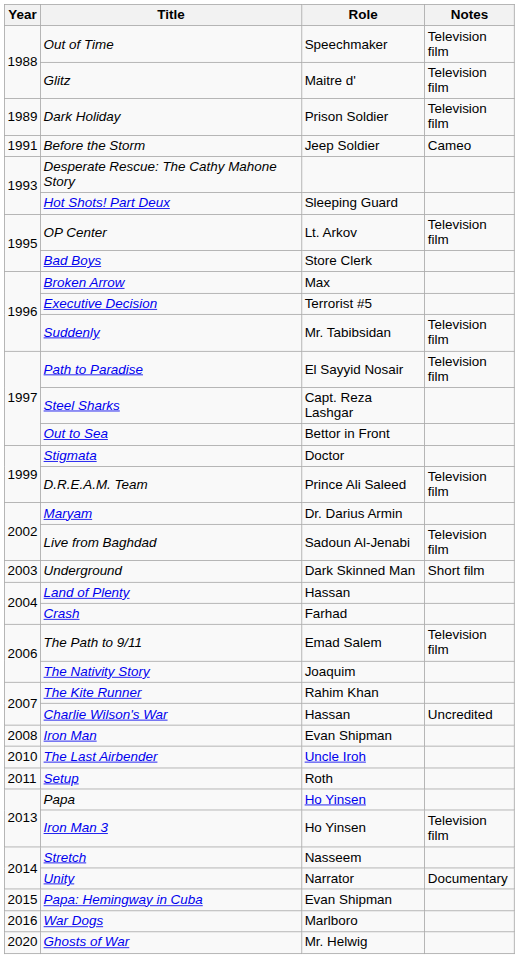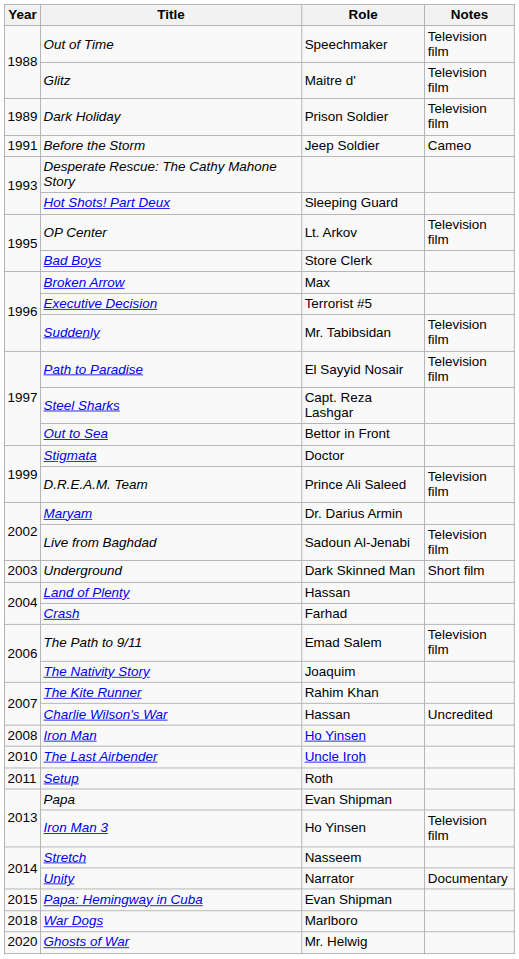(348, 735) Evan Shipman -> (335, 735) Ho Yinsen
(335, 799) Ho Yinsen -> (348, 799) Evan Shipman
(22, 921) 2016 -> (22, 921) 2018
